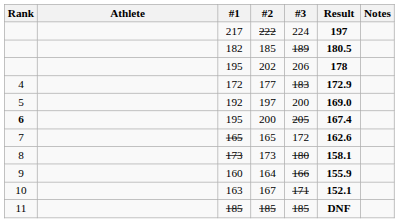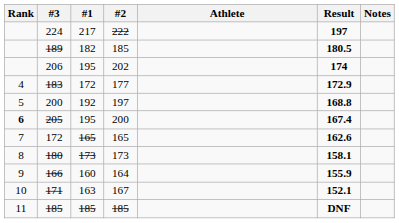columns swapped: (128, 13) <-> (301, 13)
(339, 66) 178 -> (339, 66) 174
(339, 102) 169.0 -> (339, 102) 168.8
